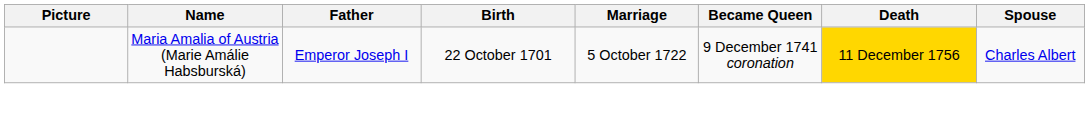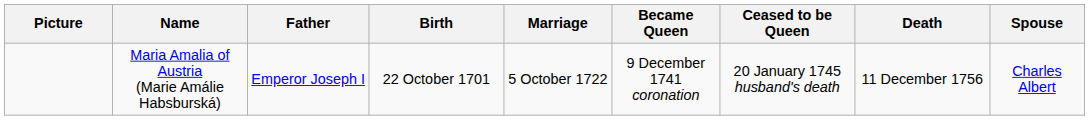+ column: (787, 24)
(899, 54) gold background -> (922, 79) no background
